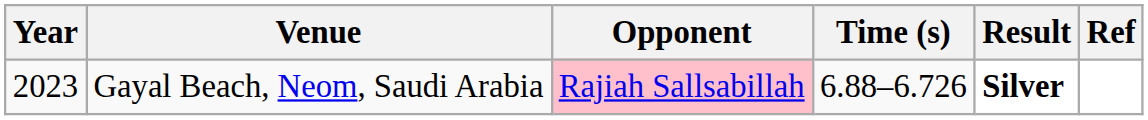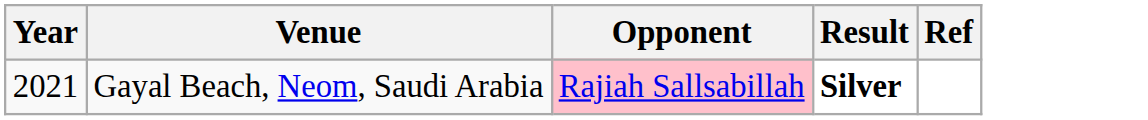- column: (893, 31)
(45, 85) 2023 -> (45, 85) 2021
